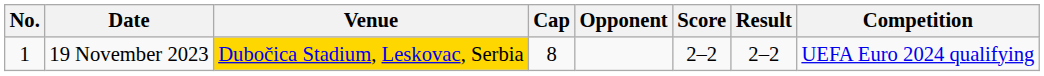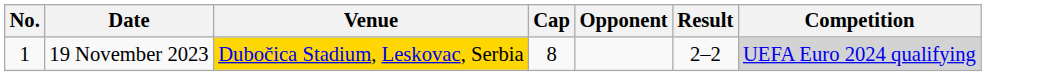- column: (702, 20)
(918, 53) no background -> (859, 53) lightgrey background
